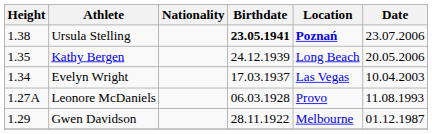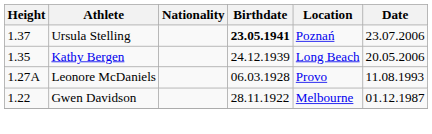(19, 35) 1.38 -> (19, 35) 1.37
(317, 35) bold -> (315, 35) normal
- row: (90, 77)
(19, 118) 1.29 -> (19, 98) 1.22
